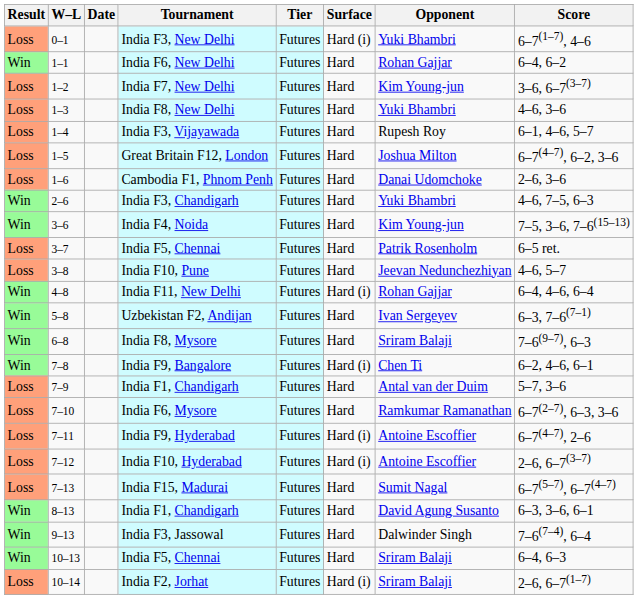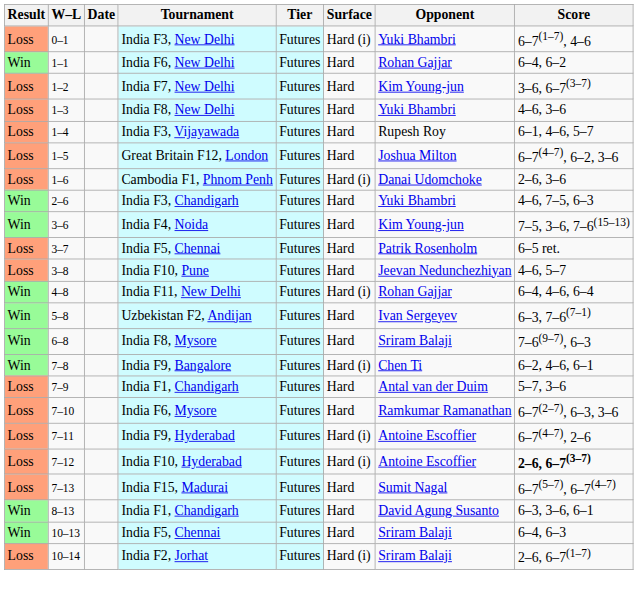(341, 179) Hard -> (349, 179) Hard (i)
(554, 461) normal -> (554, 461) bold
- row: (63, 535)
